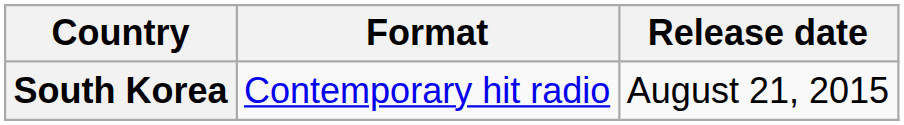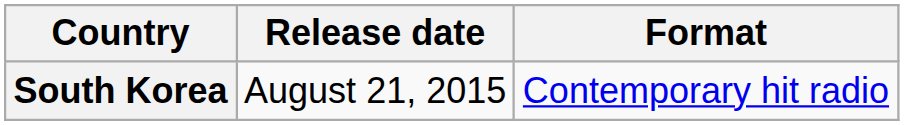columns swapped: (758, 33) <-> (427, 33)
